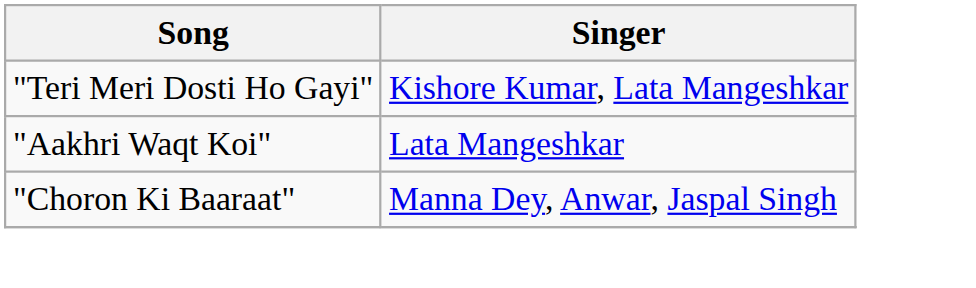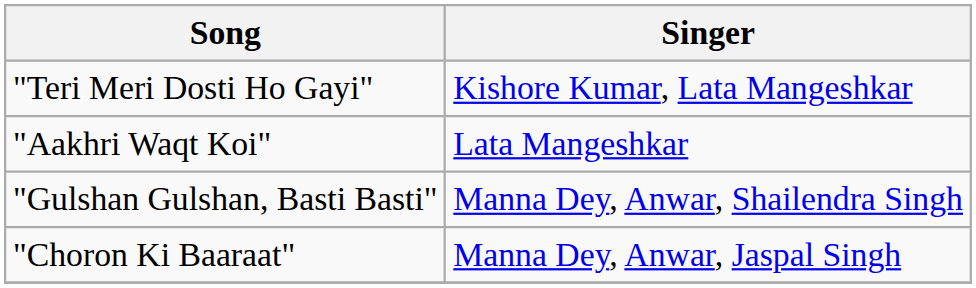+ row: (225, 199)
